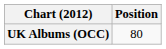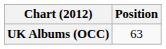(136, 34) 80 -> (136, 34) 63
